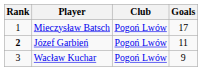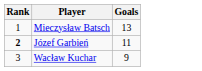- column: (141, 12)
(183, 27) 17 -> (126, 27) 13
